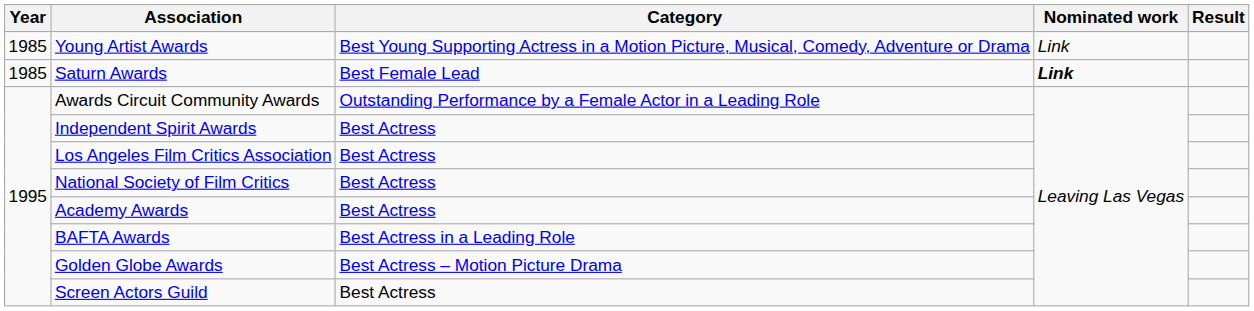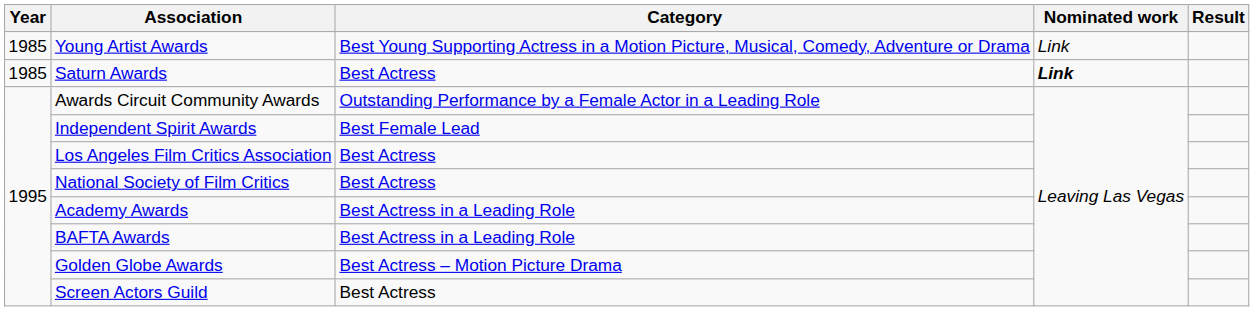(410, 73) Best Female Lead -> (388, 73) Best Actress
(388, 127) Best Actress -> (410, 127) Best Female Lead
(388, 210) Best Actress -> (457, 210) Best Actress in a Leading Role
